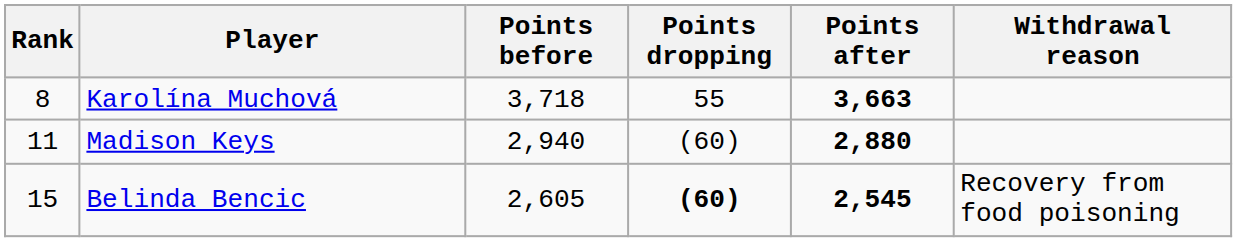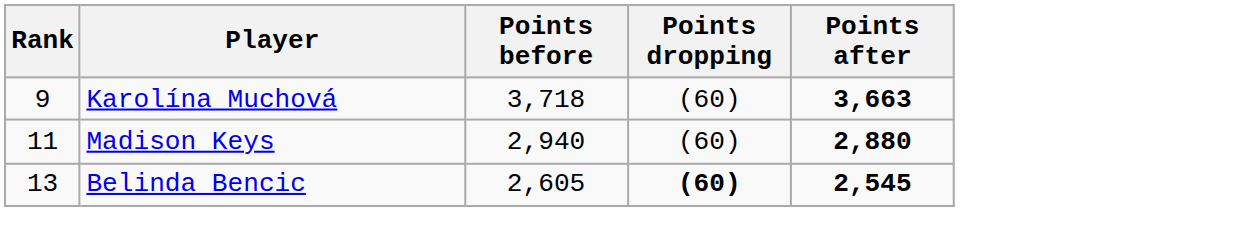- column: (1093, 41)
(43, 99) 8 -> (43, 99) 9
(709, 99) 55 -> (709, 99) (60)
(43, 199) 15 -> (43, 184) 13
